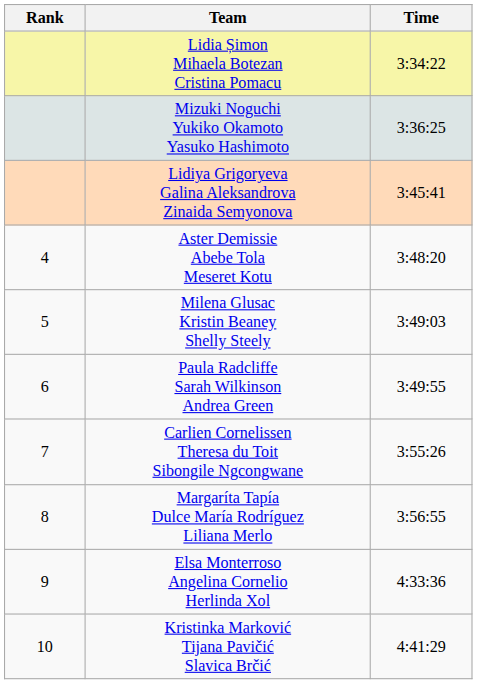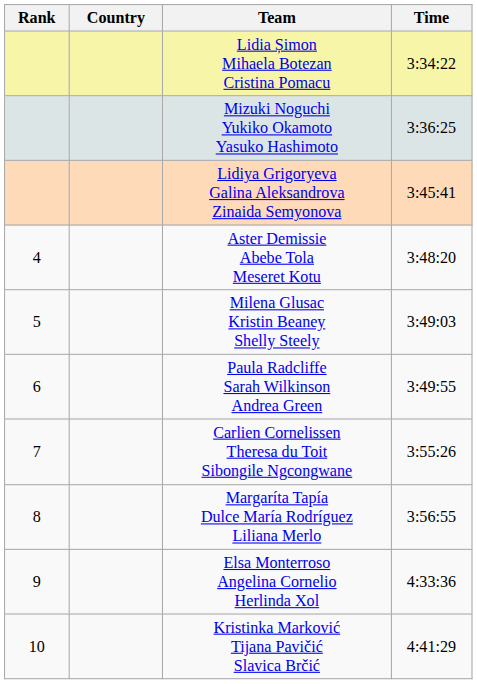+ column: (116, 17)
